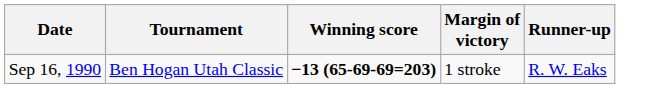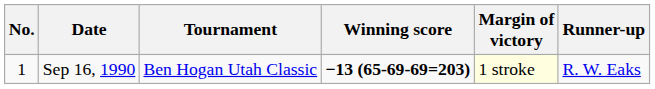+ column: (22, 29)
(472, 69) no background -> (507, 69) lightyellow background
